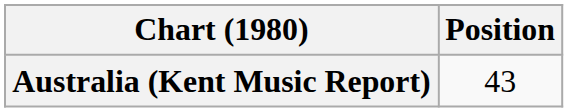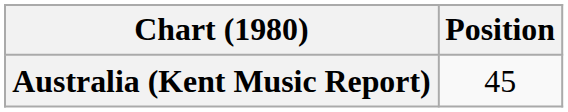(500, 80) 43 -> (500, 80) 45
